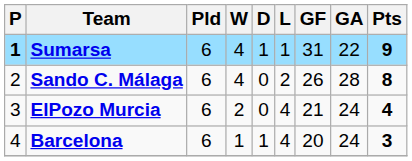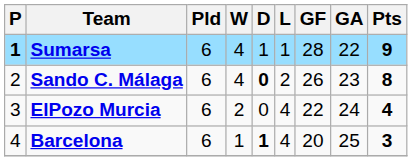(313, 49) 31 -> (313, 49) 28
(264, 79) normal -> (264, 79) bold
(349, 79) 28 -> (349, 79) 23
(313, 110) 21 -> (313, 110) 22
(264, 140) normal -> (264, 140) bold
(349, 140) 24 -> (349, 140) 25
